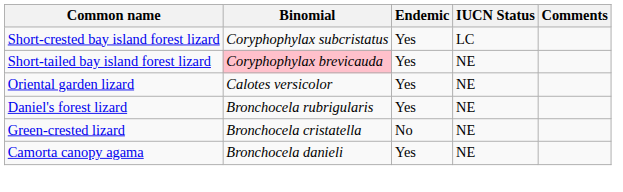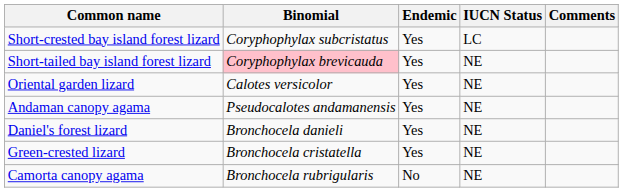+ row: (79, 107)
(300, 107) Bronchocela rubrigularis -> (285, 130) Bronchocela danieli
(404, 130) No -> (413, 152) Yes
(285, 152) Bronchocela danieli -> (300, 175) Bronchocela rubrigularis
(405, 152) Yes -> (411, 175) No
